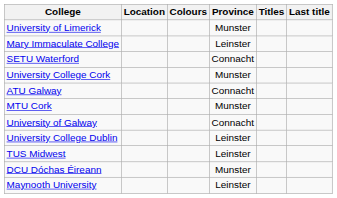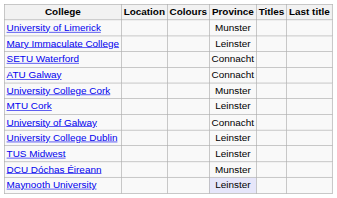rows swapped: (34, 91) <-> (58, 75)
(233, 106) Munster -> (233, 106) Leinster
(233, 185) no background -> (233, 185) lavender background
